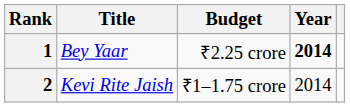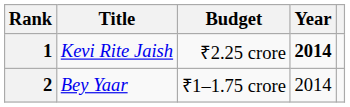(94, 50) Bey Yaar -> (117, 50) Kevi Rite Jaish
(117, 85) Kevi Rite Jaish -> (94, 85) Bey Yaar
